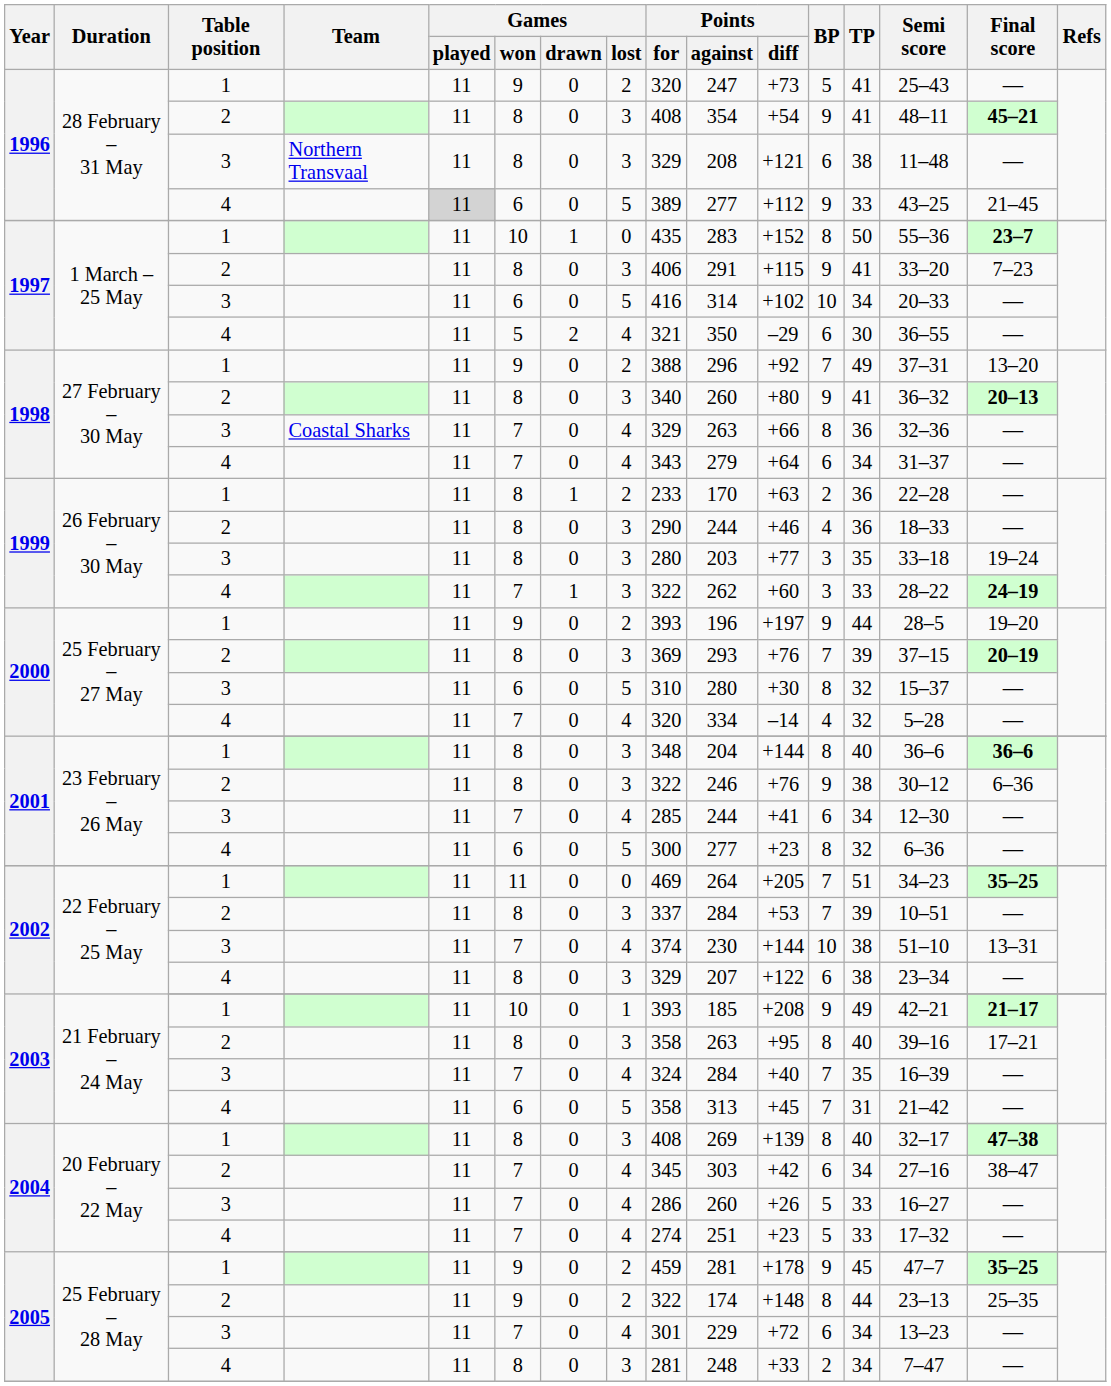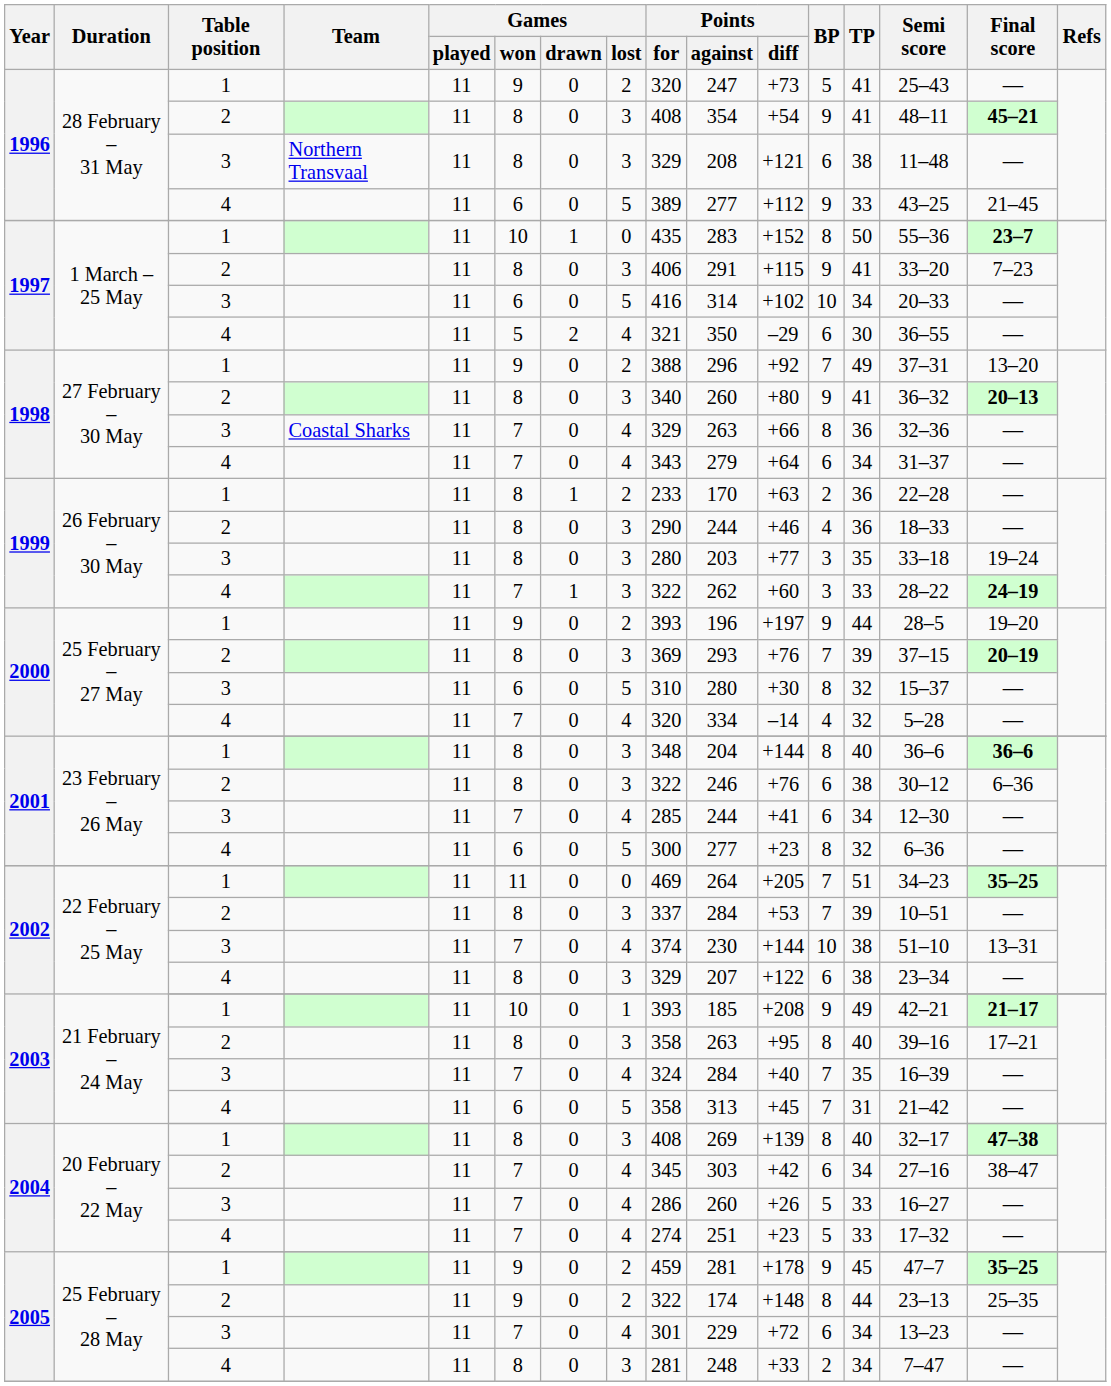(462, 204) lightgrey background -> (462, 204) no background
(827, 784) 9 -> (827, 784) 6
